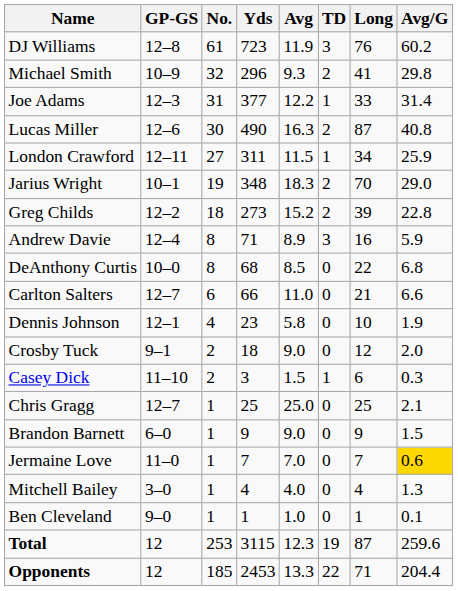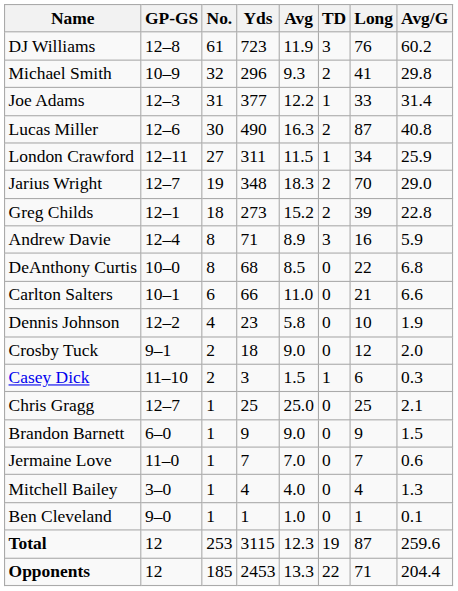(162, 184) 10–1 -> (162, 184) 12–7
(162, 211) 12–2 -> (162, 211) 12–1
(162, 294) 12–7 -> (162, 294) 10–1
(162, 322) 12–1 -> (162, 322) 12–2
(412, 460) gold background -> (412, 460) no background
